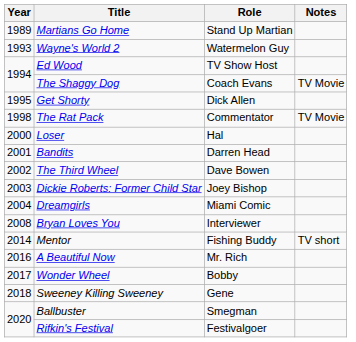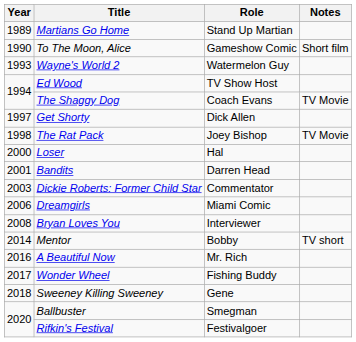+ row: (84, 48)
(19, 100) 1995 -> (19, 118) 1997
(240, 118) Commentator -> (237, 135) Joey Bishop
- row: (77, 170)
(237, 188) Joey Bishop -> (240, 188) Commentator
(19, 205) 2004 -> (19, 205) 2006
(242, 240) Fishing Buddy -> (222, 240) Bobby
(222, 275) Bobby -> (242, 275) Fishing Buddy
